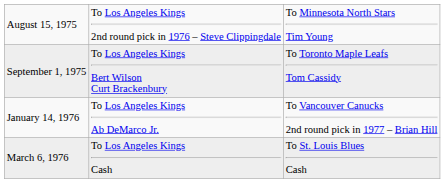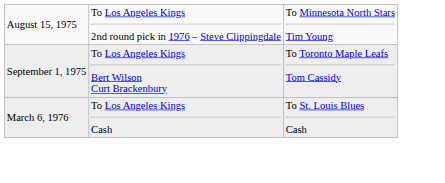- row: (43, 117)
